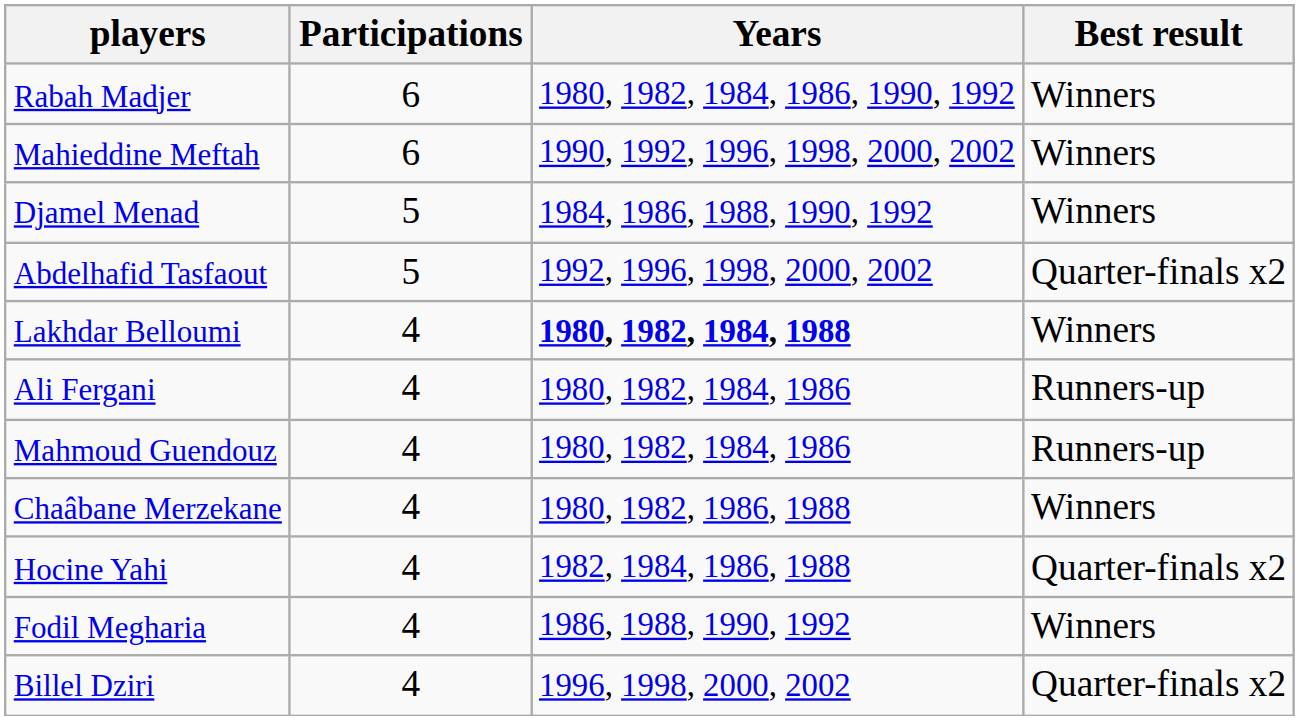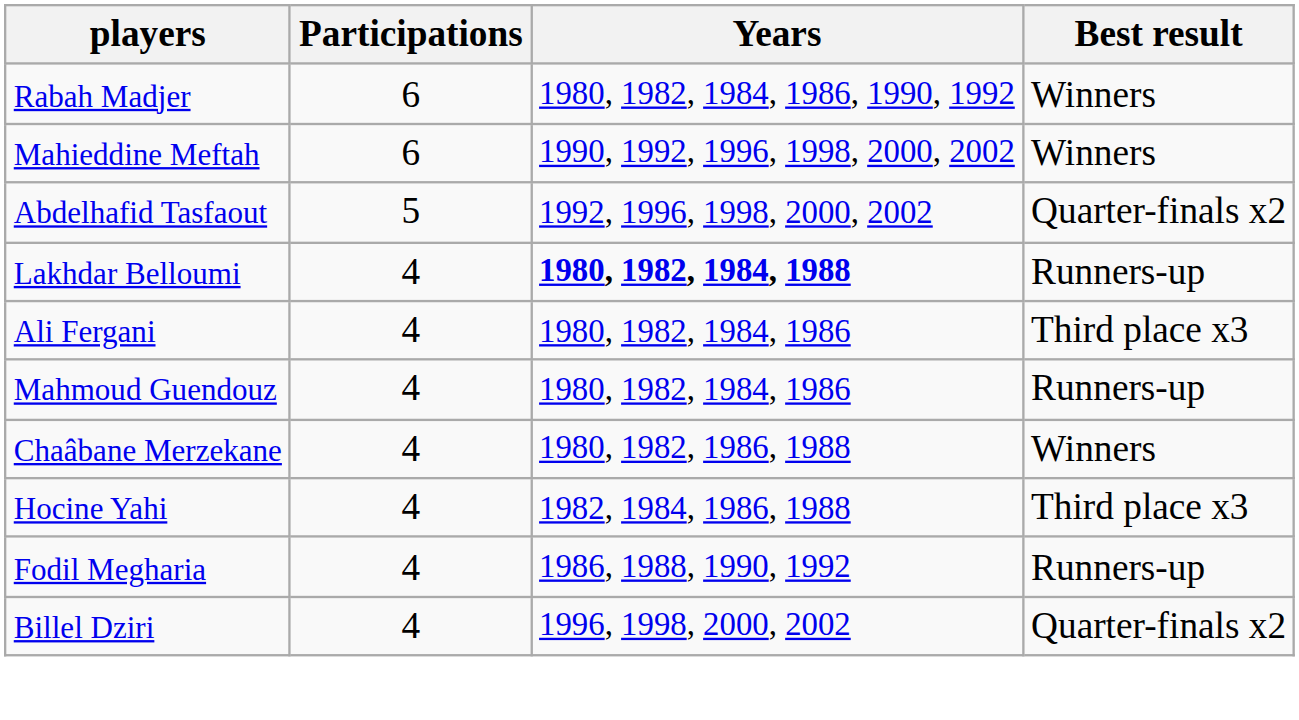- row: (106, 213)
(1093, 329) Winners -> (1118, 270) Runners-up
(1118, 388) Runners-up -> (1140, 329) Third place x3
(1159, 566) Quarter-finals x2 -> (1140, 507) Third place x3
(1093, 625) Winners -> (1118, 566) Runners-up
